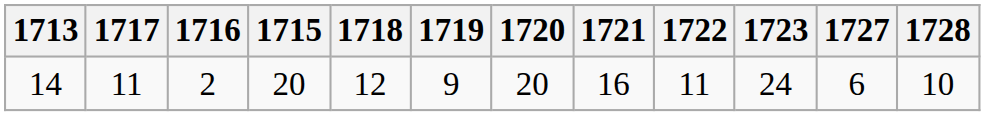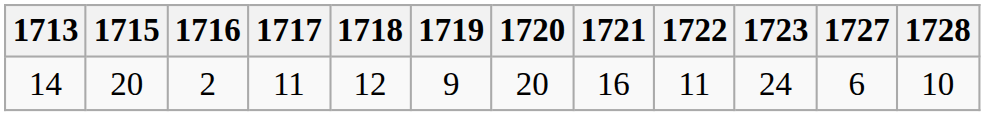columns swapped: (289, 30) <-> (127, 30)
